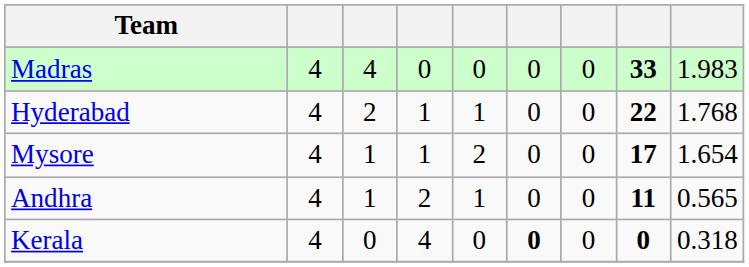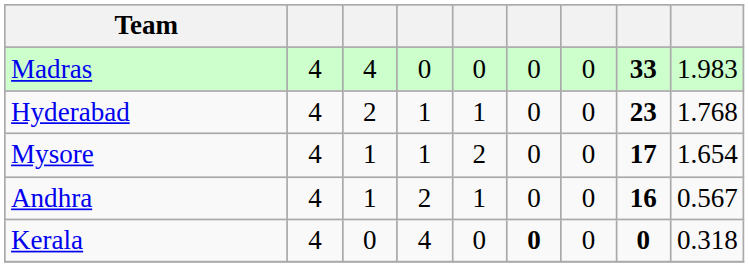(643, 111) 22 -> (643, 111) 23
(643, 197) 11 -> (643, 197) 16
(707, 197) 0.565 -> (707, 197) 0.567
